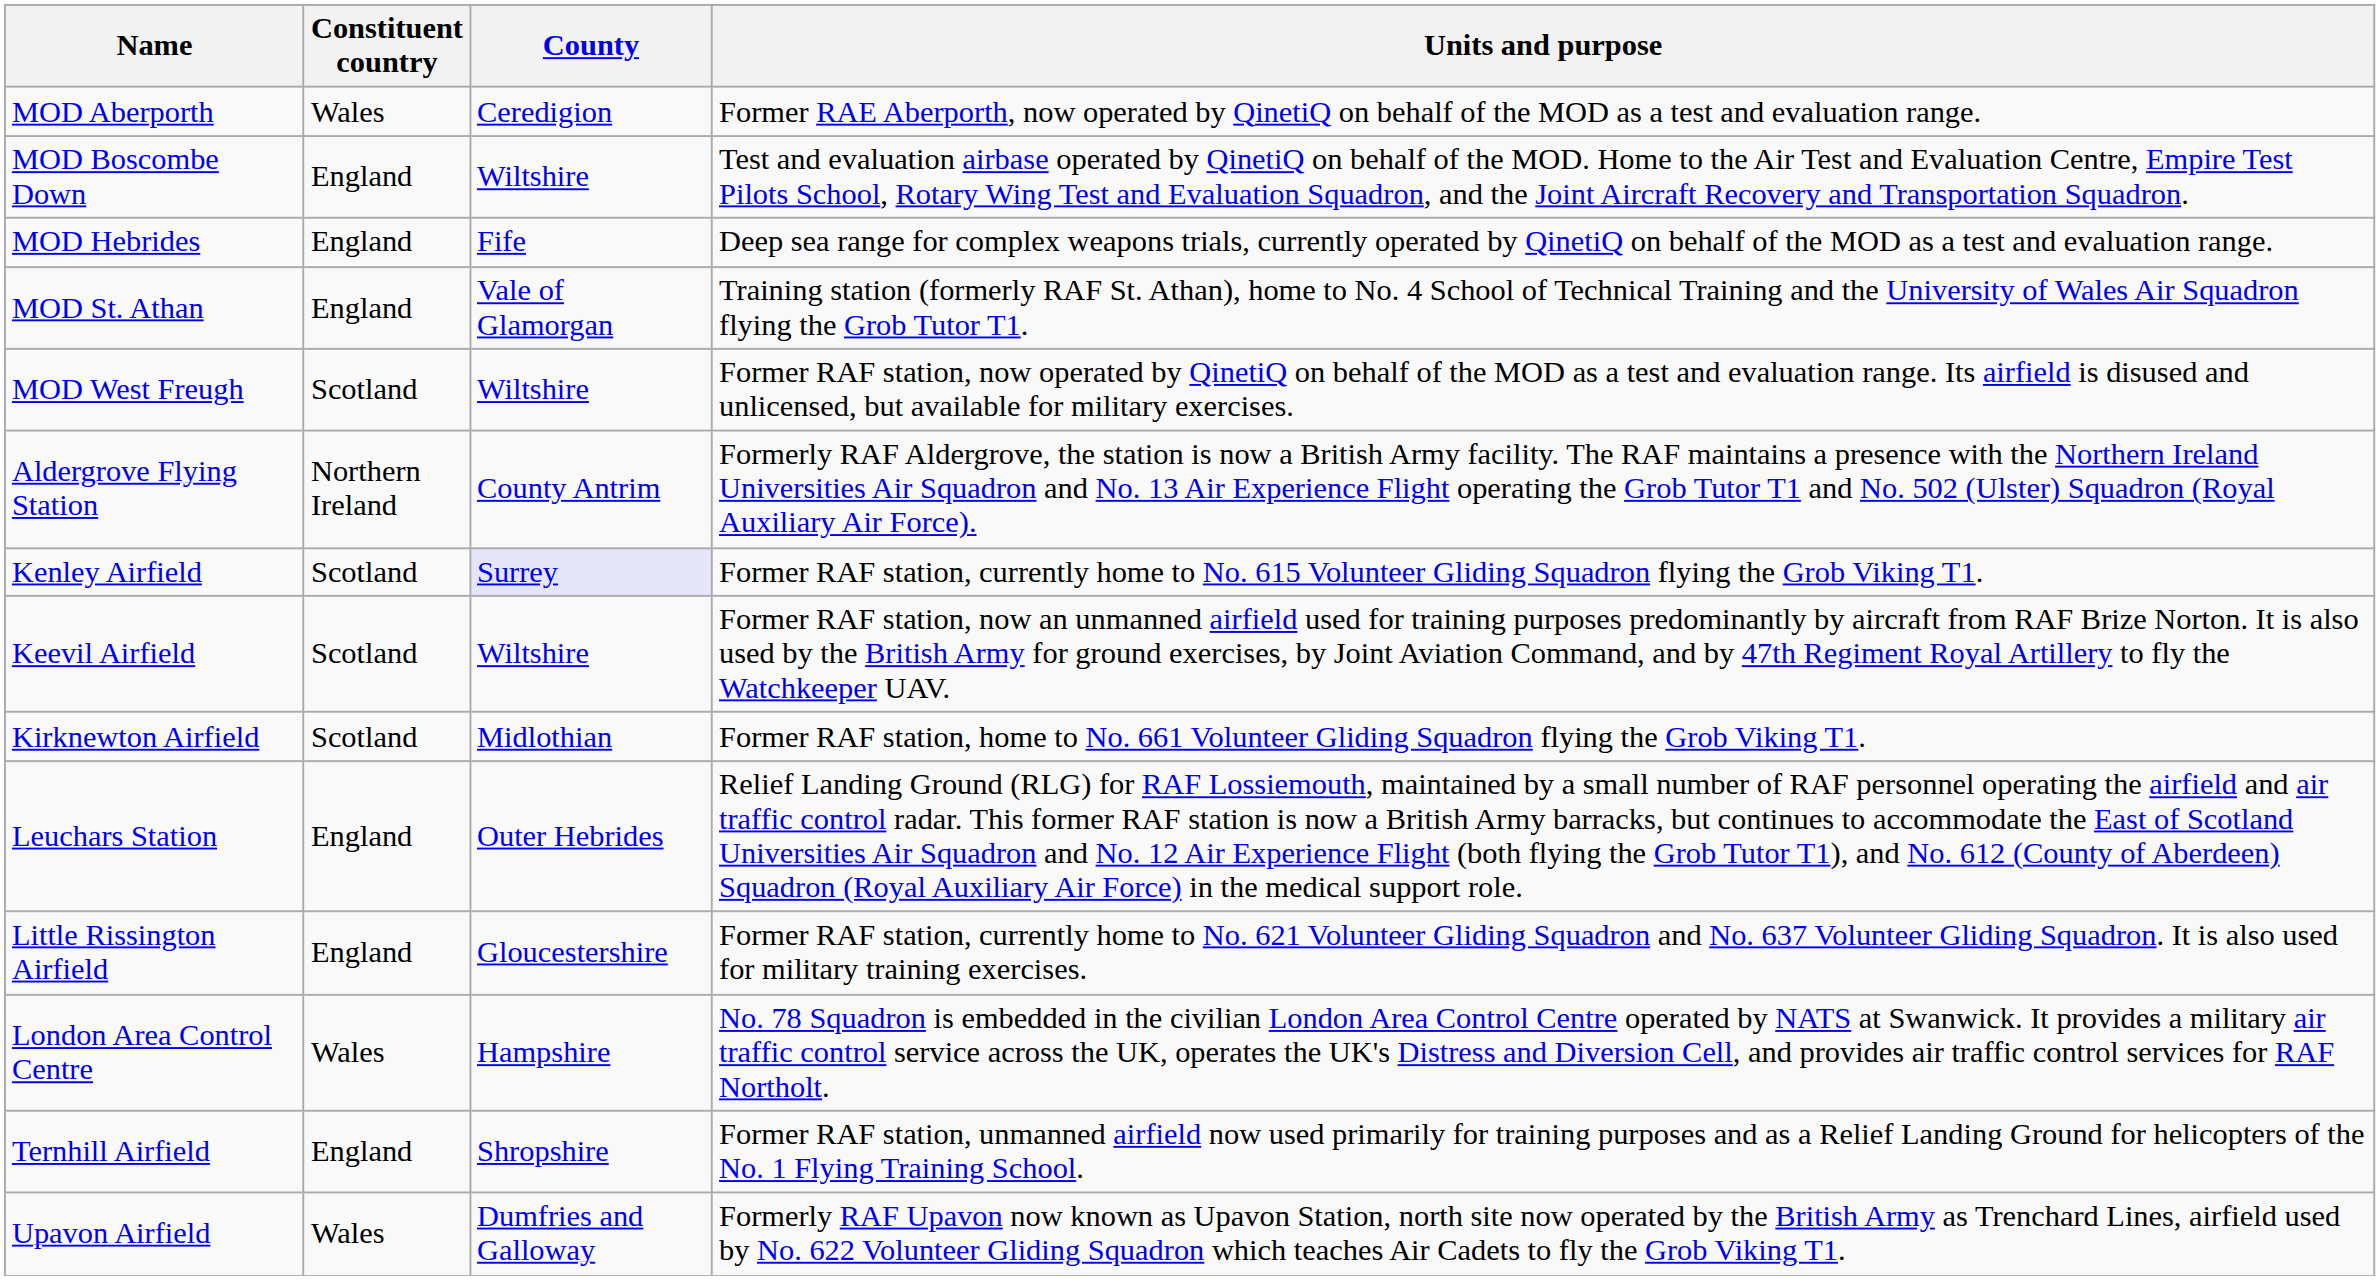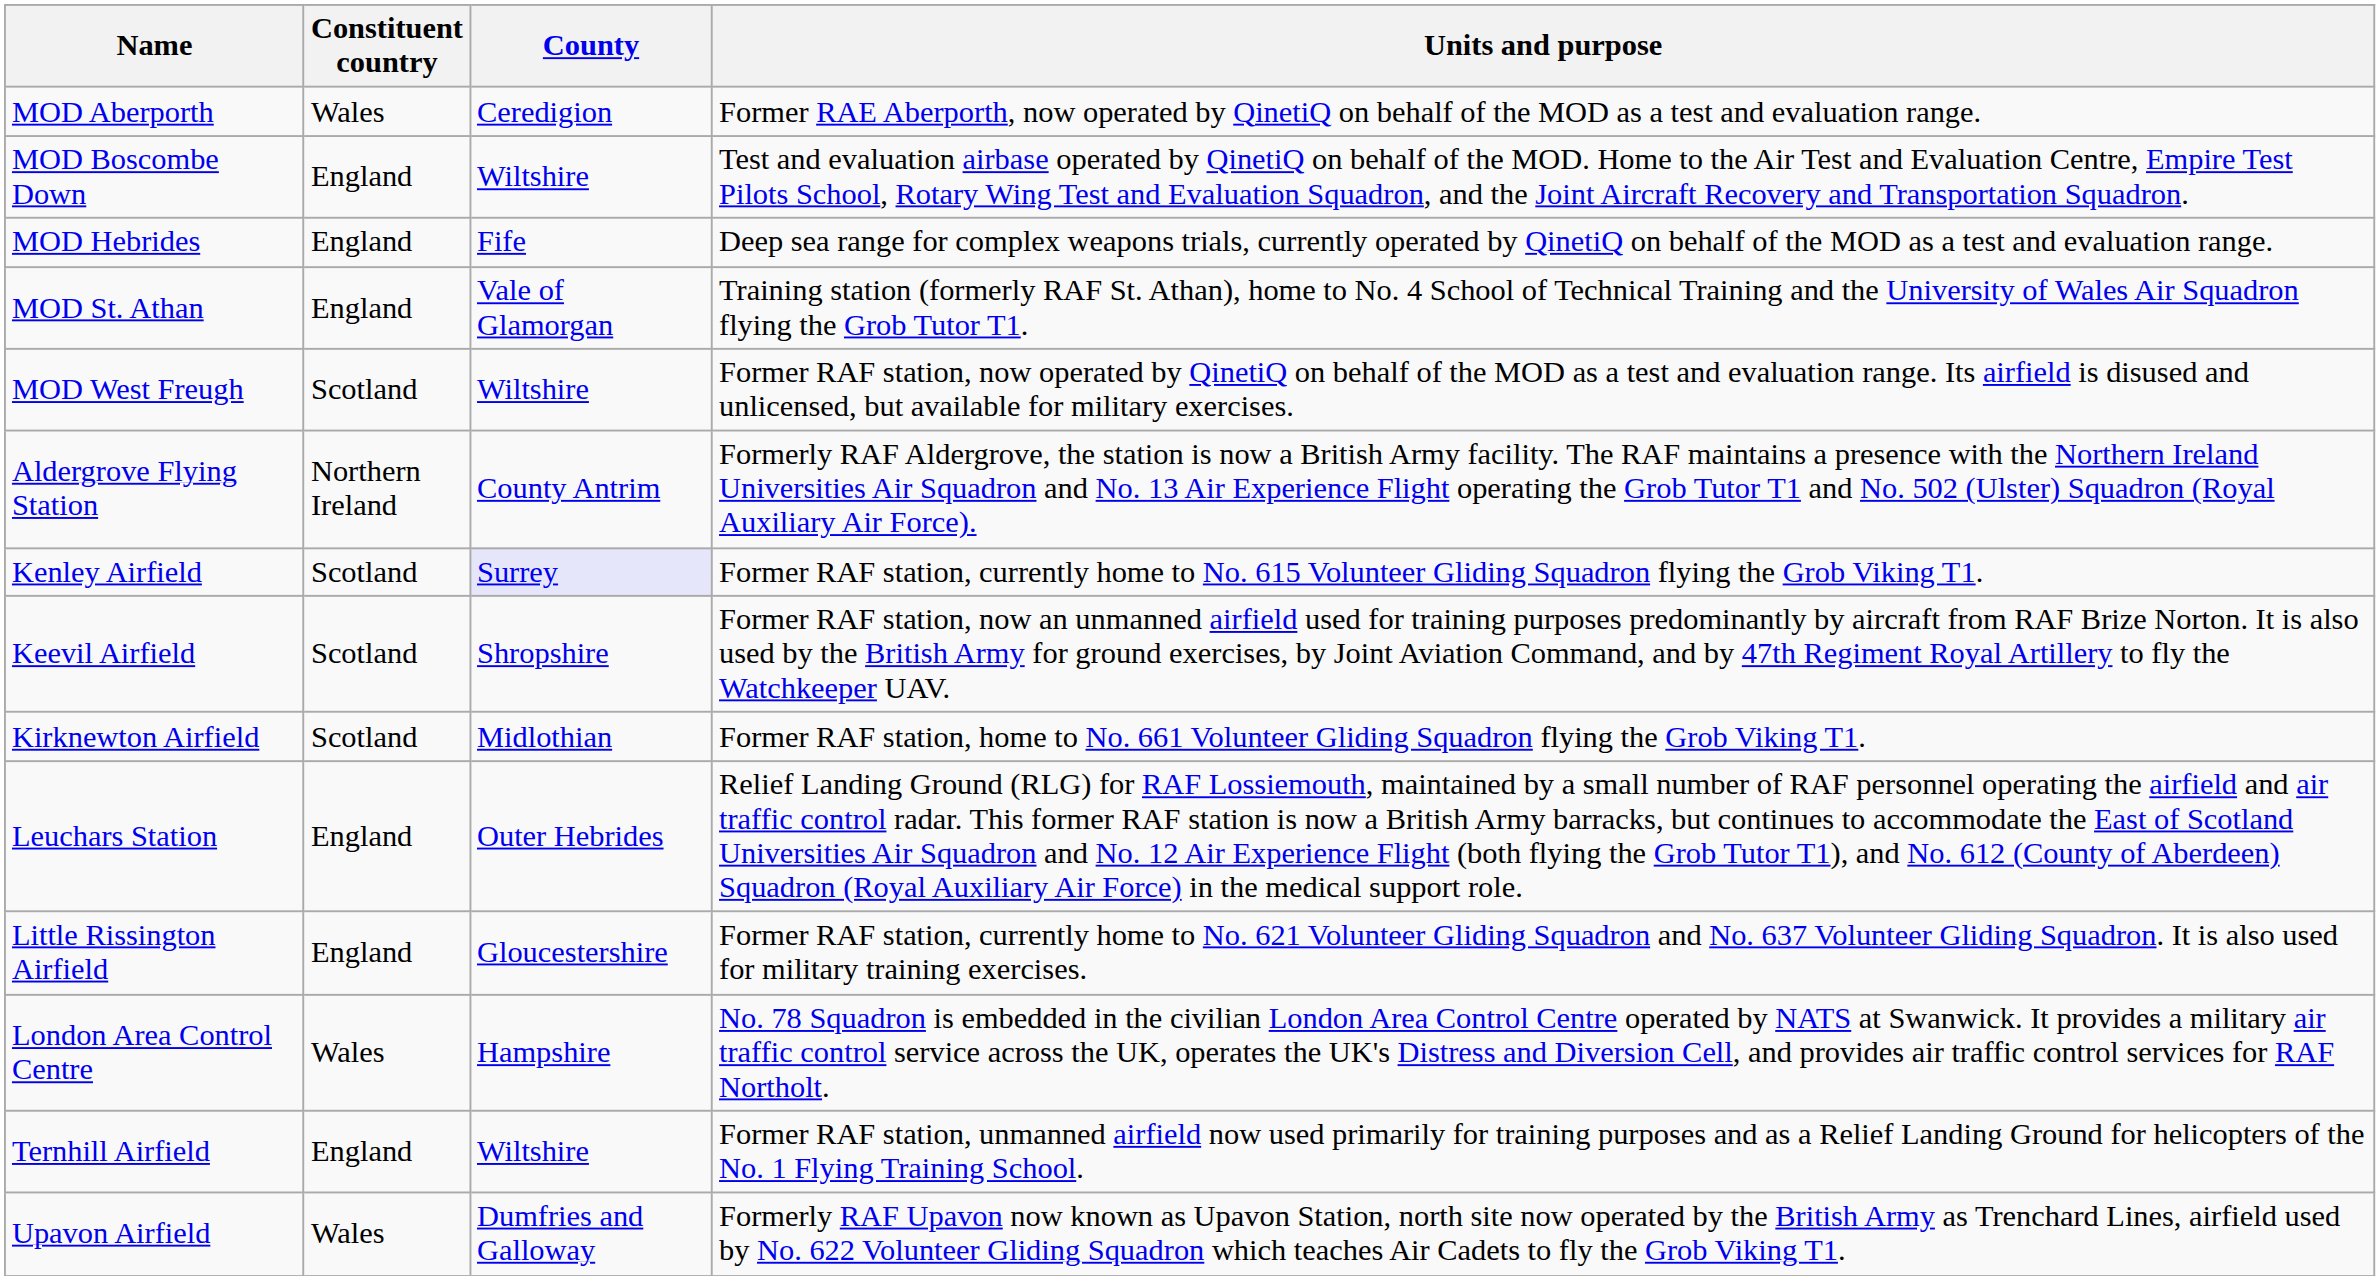(533, 653) Wiltshire -> (543, 653) Shropshire
(543, 1151) Shropshire -> (533, 1151) Wiltshire
